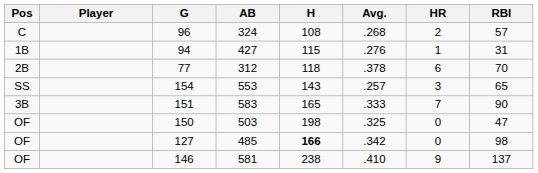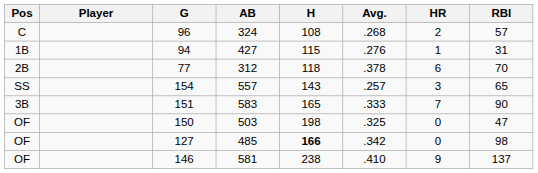(248, 86) 553 -> (248, 86) 557
